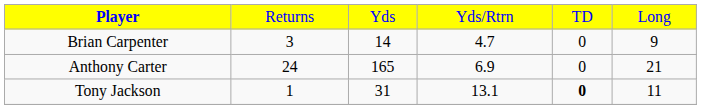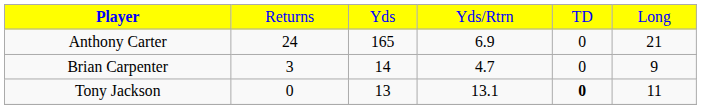rows swapped: (118, 66) <-> (118, 41)
(290, 91) 1 -> (290, 91) 0
(383, 91) 31 -> (383, 91) 13
